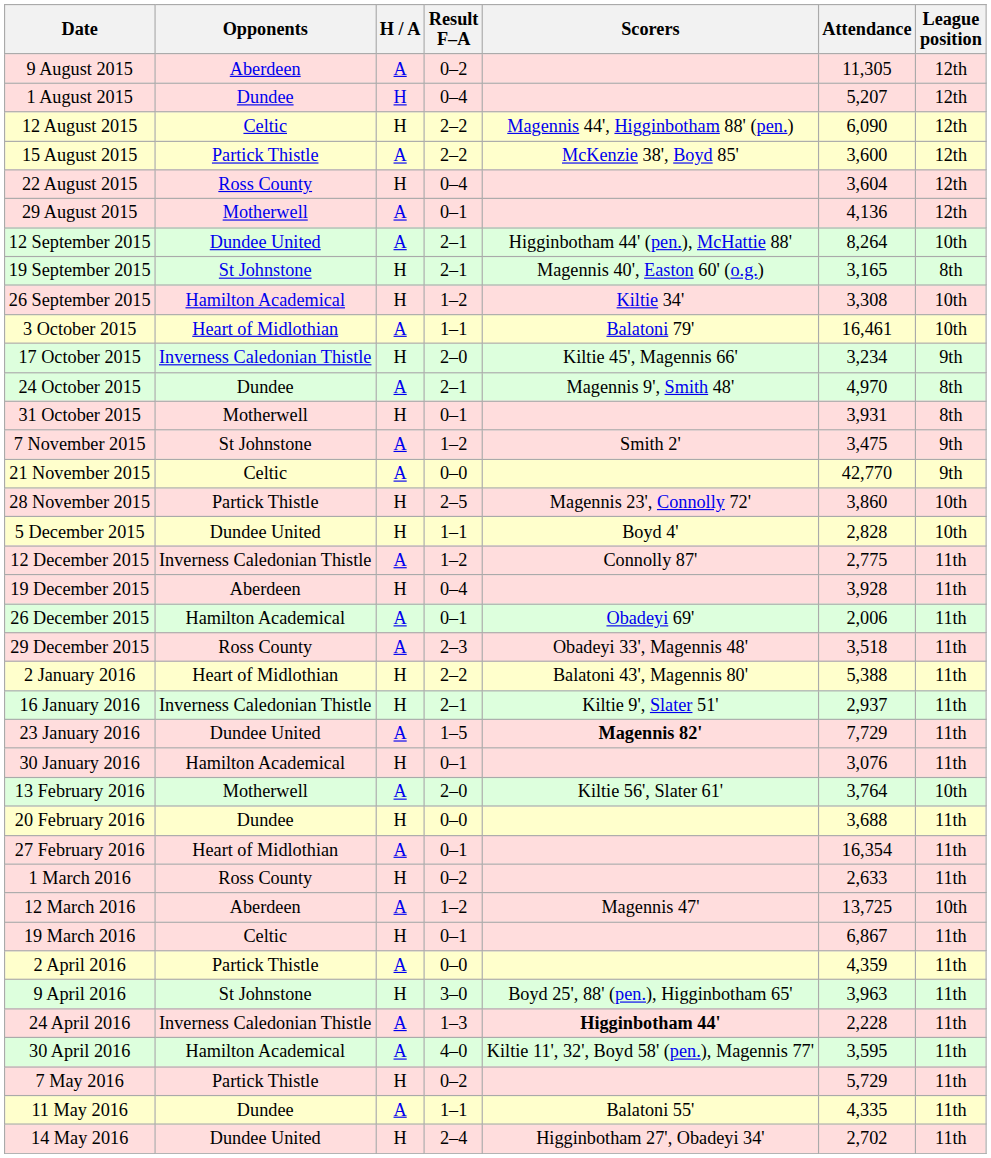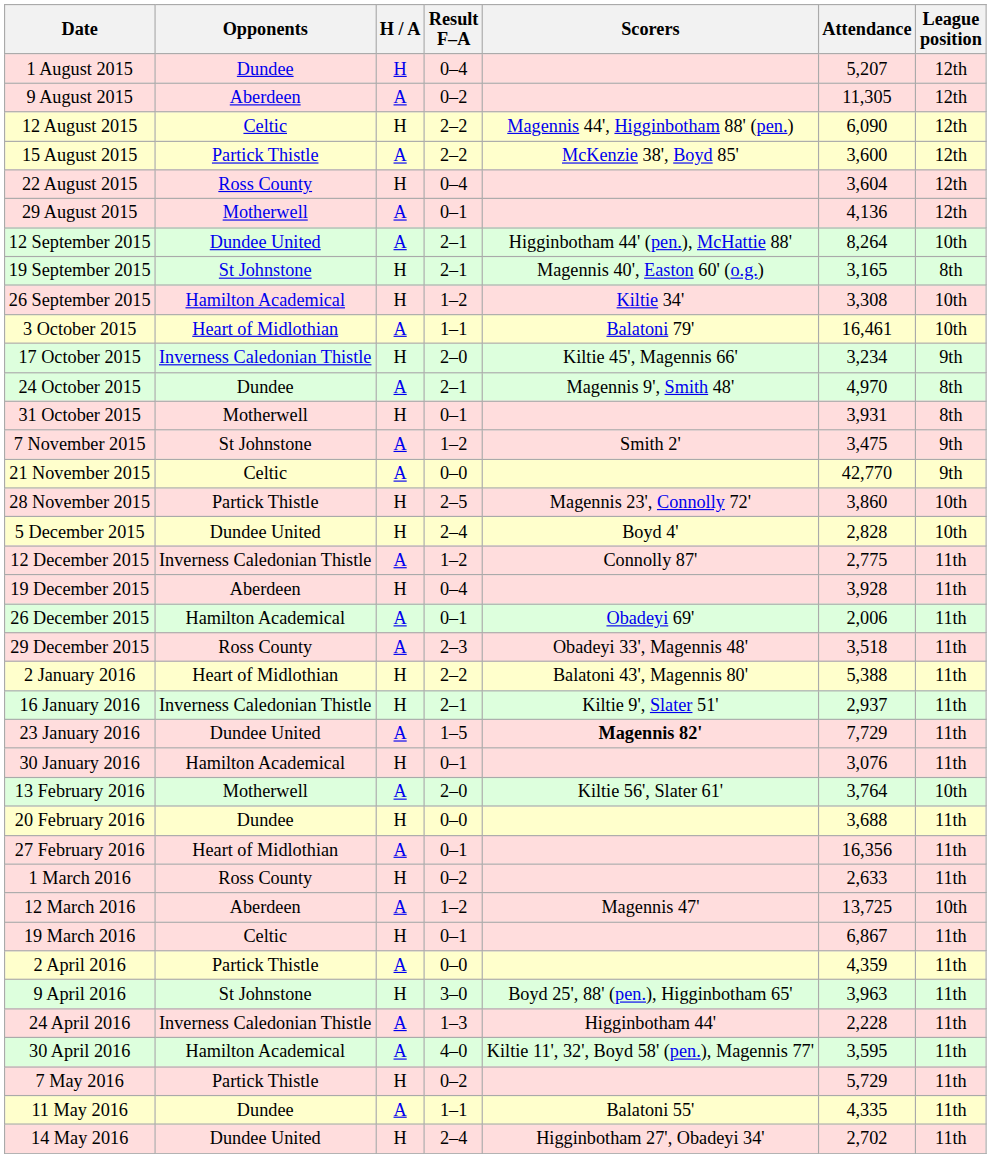rows swapped: (80, 97) <-> (80, 68)
(454, 531) 1–1 -> (454, 531) 2–4
(867, 849) 16,354 -> (867, 849) 16,356
(650, 1023) bold -> (650, 1023) normal
